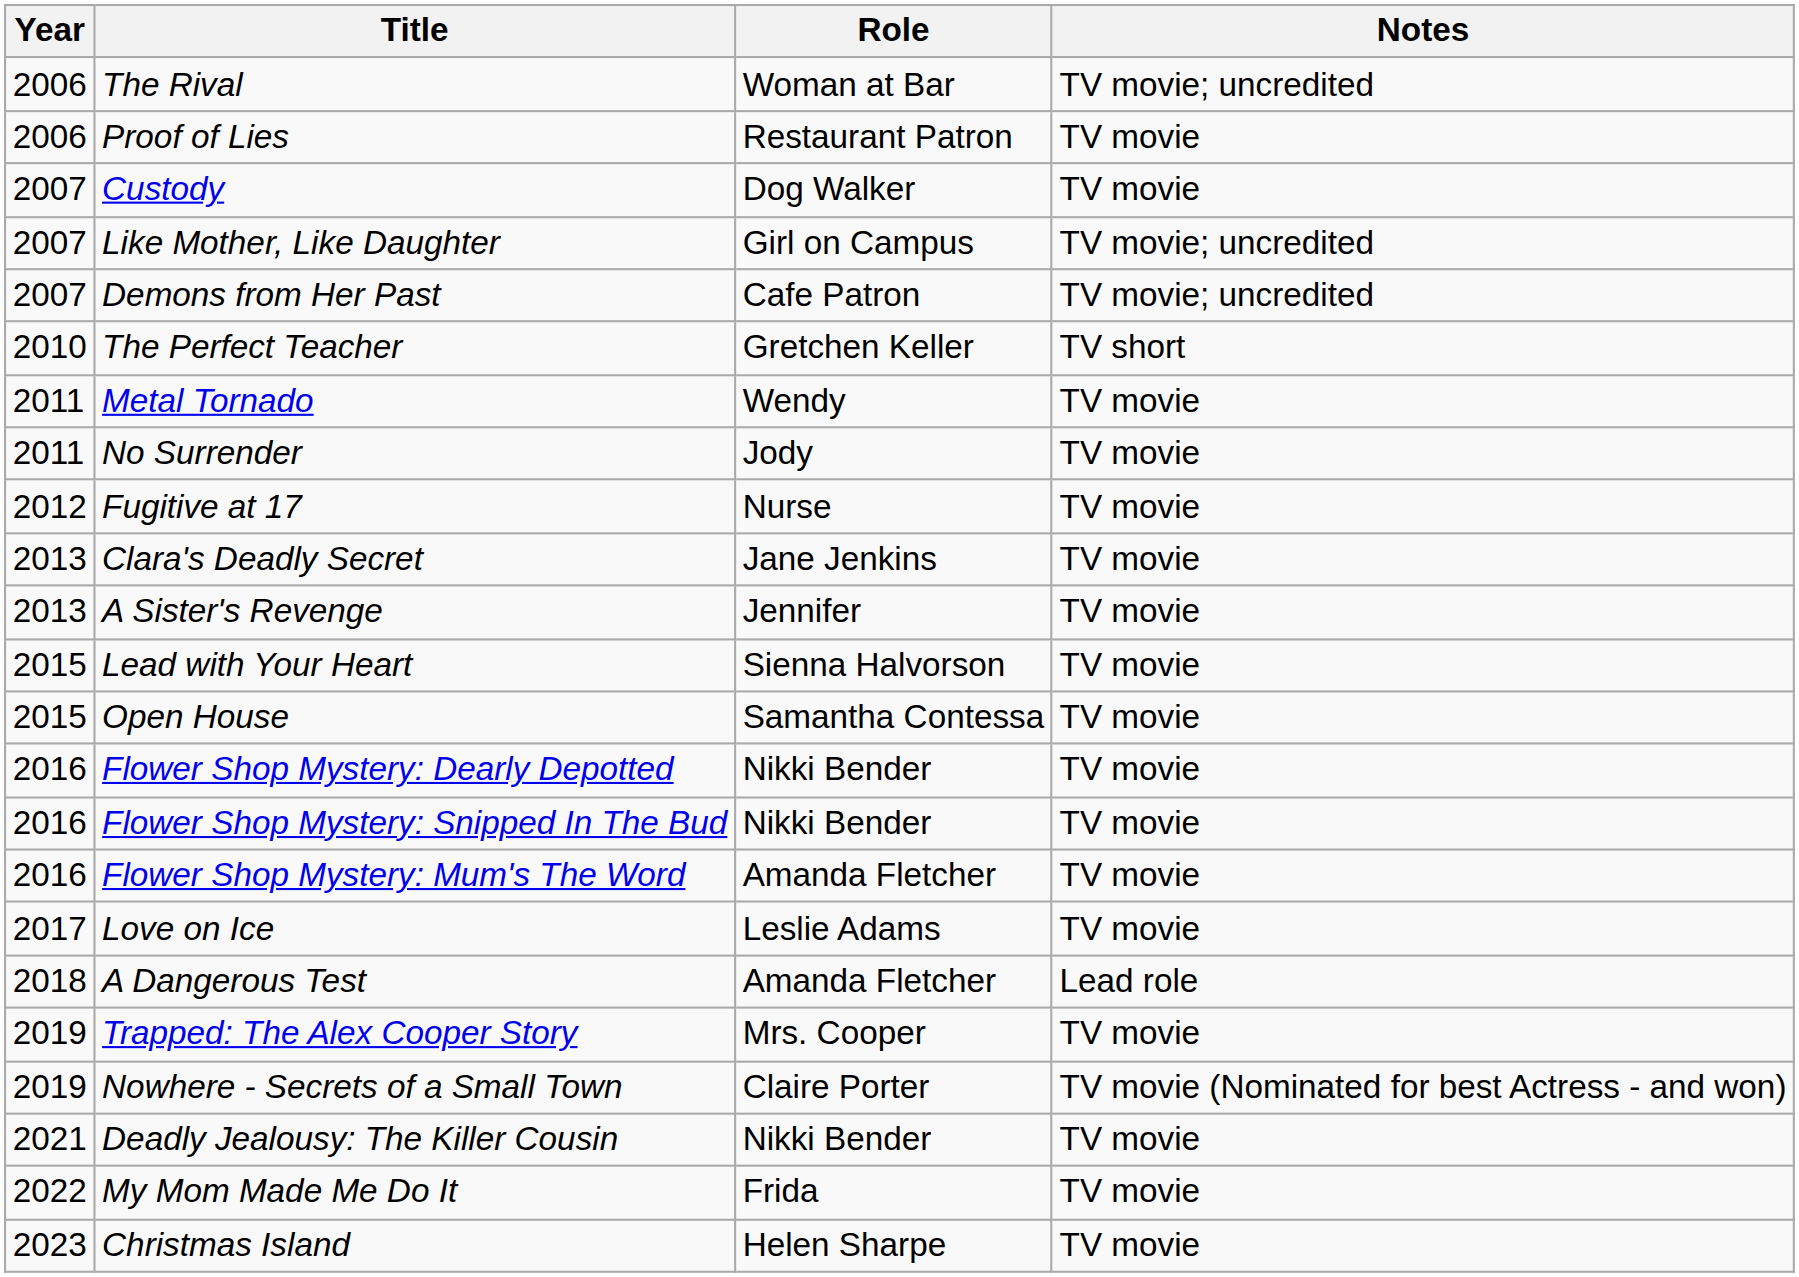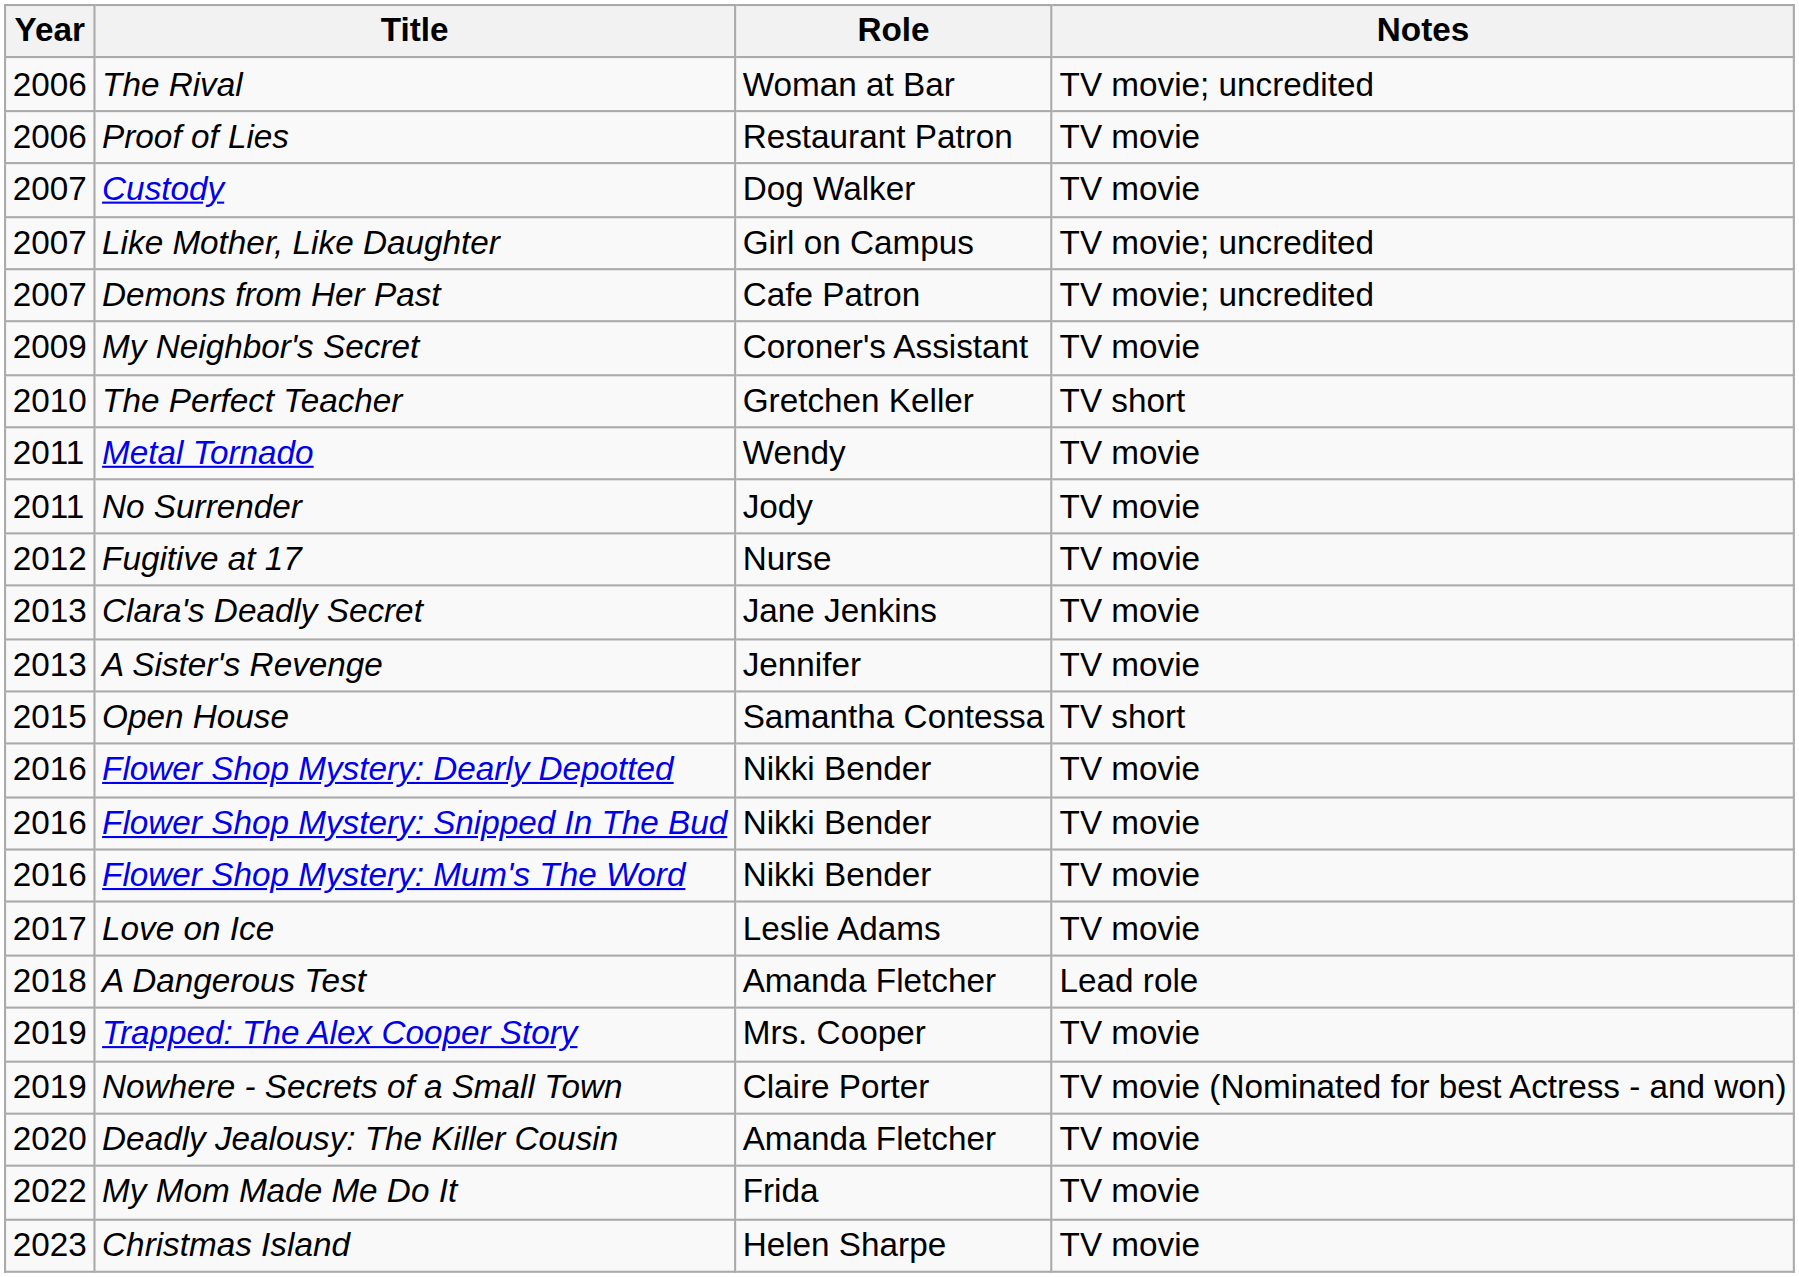+ row: (261, 347)
- row: (257, 664)
(1130, 717) TV movie -> (1122, 717) TV short
(869, 875) Amanda Fletcher -> (837, 875) Nikki Bender
(50, 1139) 2021 -> (50, 1139) 2020
(837, 1139) Nikki Bender -> (869, 1139) Amanda Fletcher
